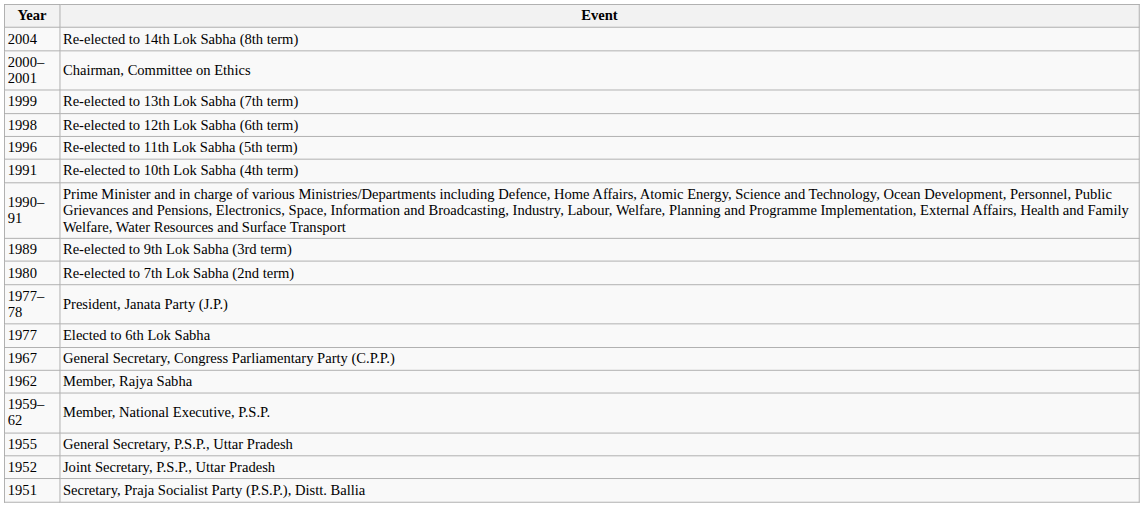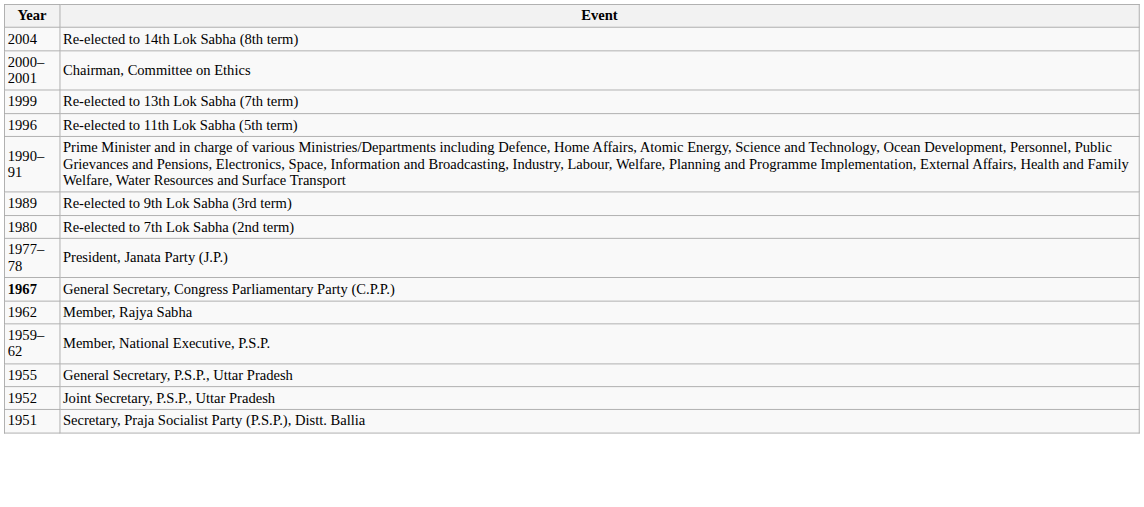- row: (181, 124)
- row: (181, 170)
- row: (137, 335)
(22, 358) normal -> (22, 289) bold
